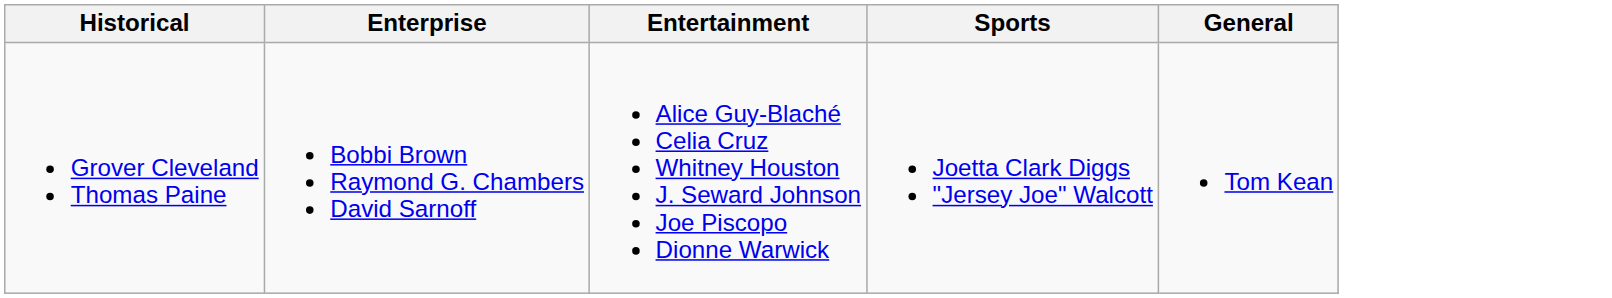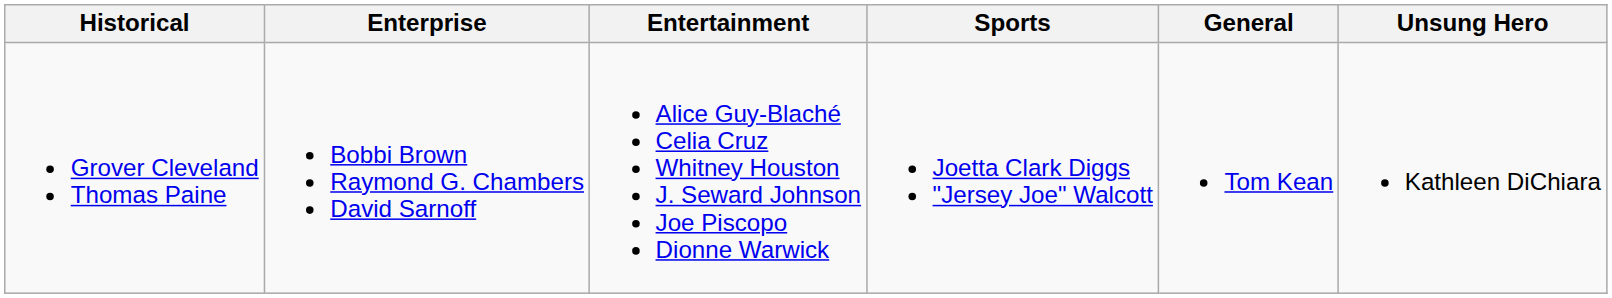+ column: (1473, 23)
